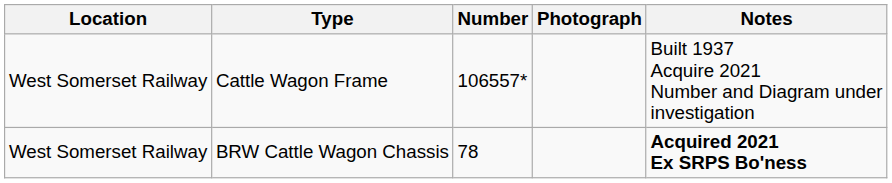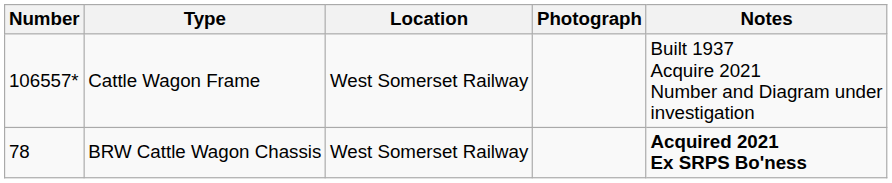columns swapped: (493, 19) <-> (108, 19)
